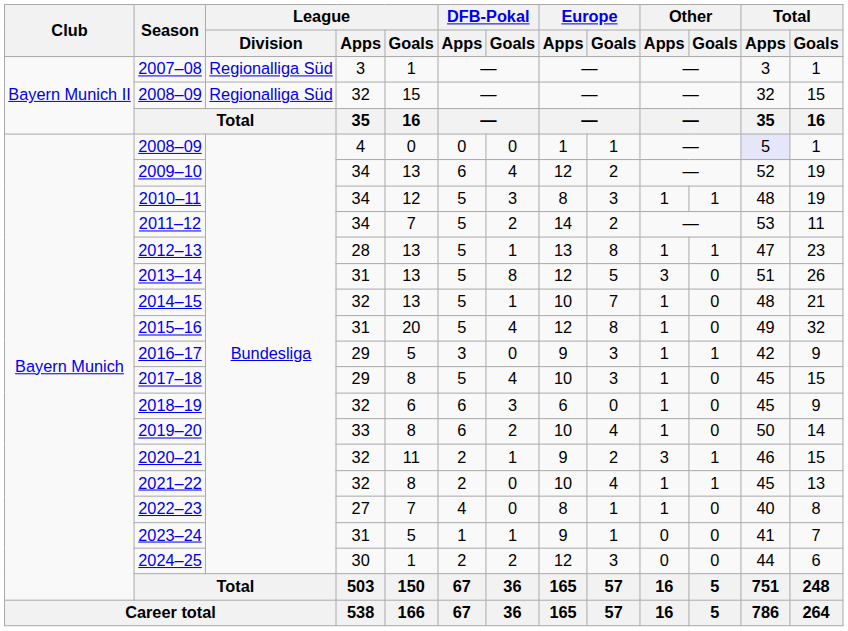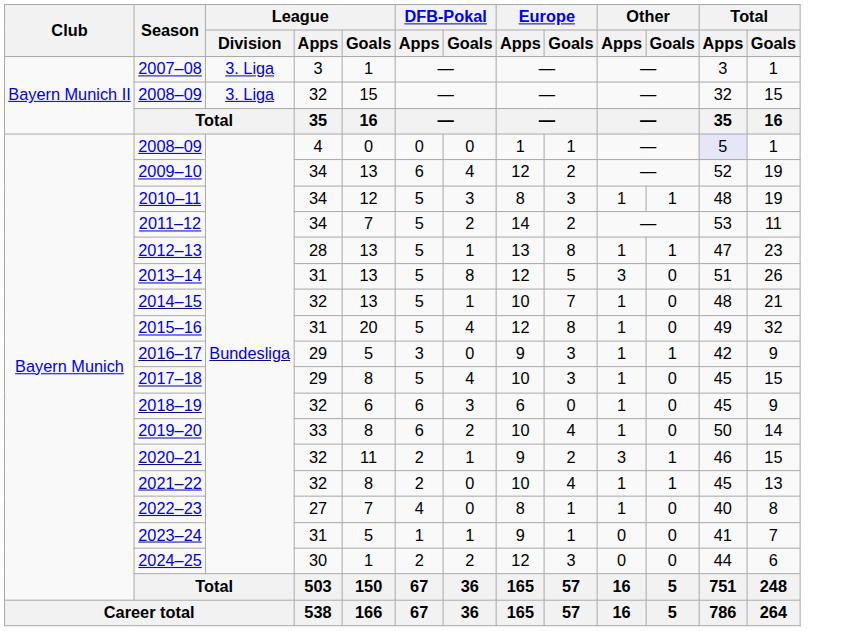(271, 69) Regionalliga Süd -> (250, 69) 3. Liga
(271, 95) Regionalliga Süd -> (250, 95) 3. Liga
